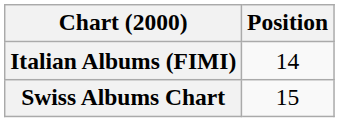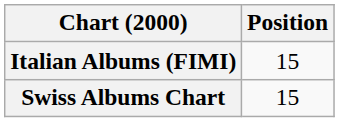(288, 60) 14 -> (288, 60) 15
